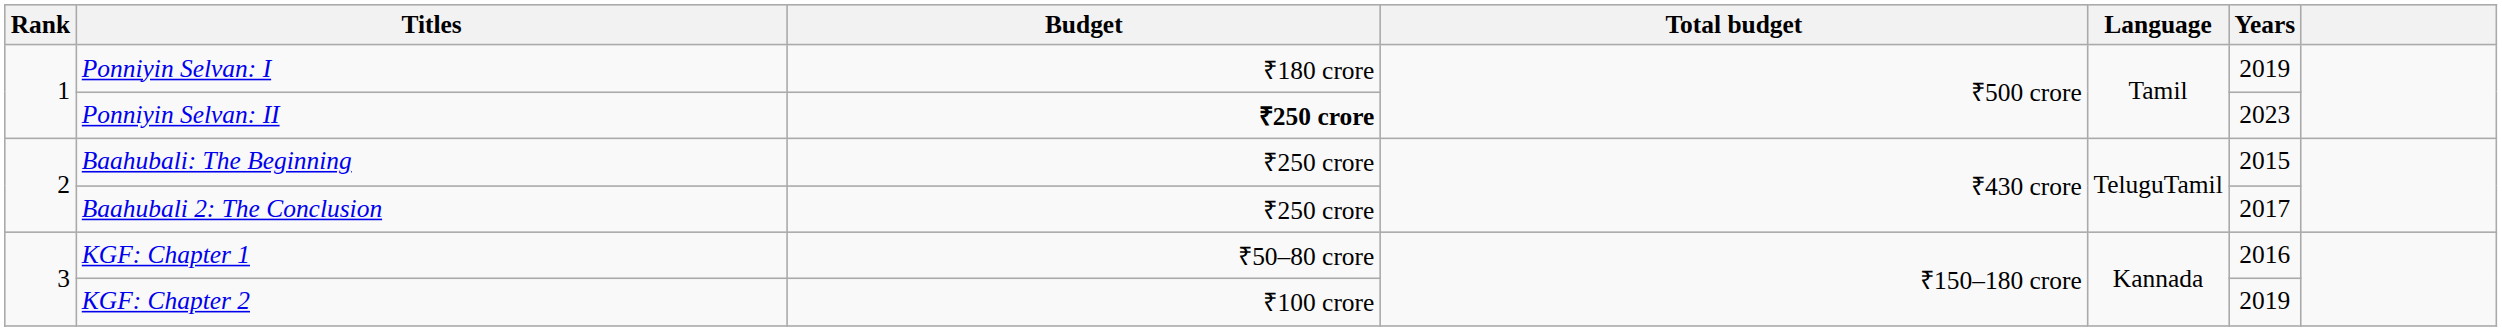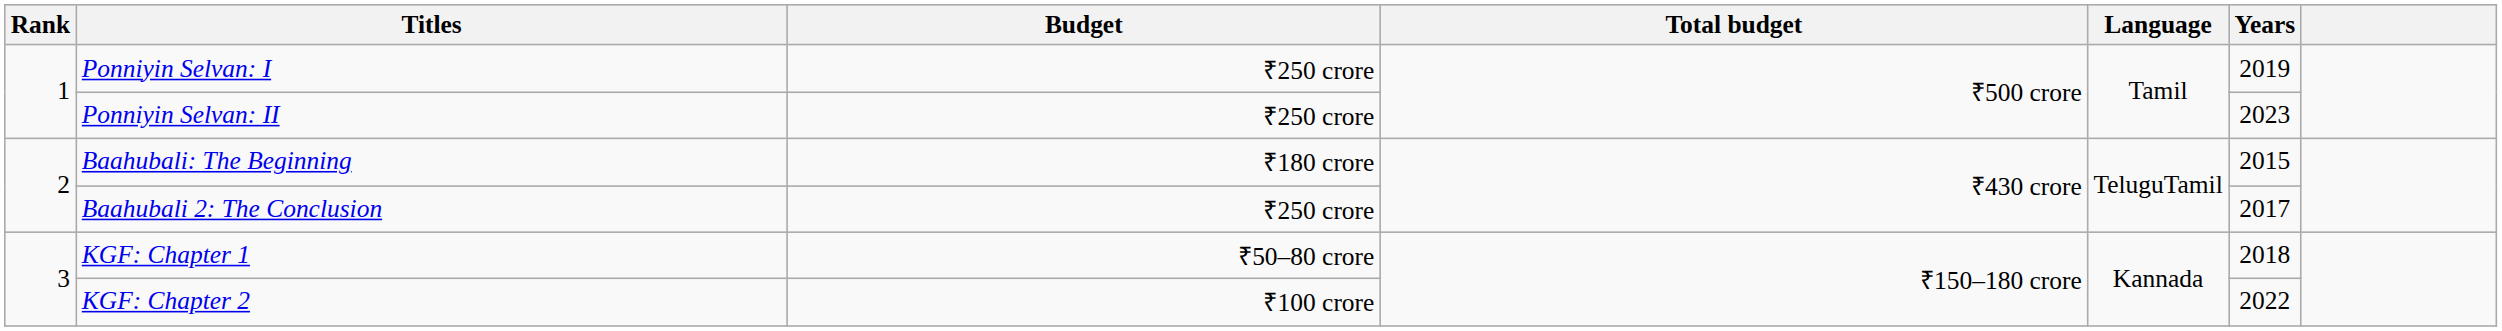(1319, 69) ₹180 crore -> (1319, 69) ₹250 crore
(1316, 116) bold -> (1319, 116) normal
(1319, 163) ₹250 crore -> (1319, 163) ₹180 crore
(2265, 255) 2016 -> (2265, 255) 2018
(2265, 301) 2019 -> (2265, 301) 2022
